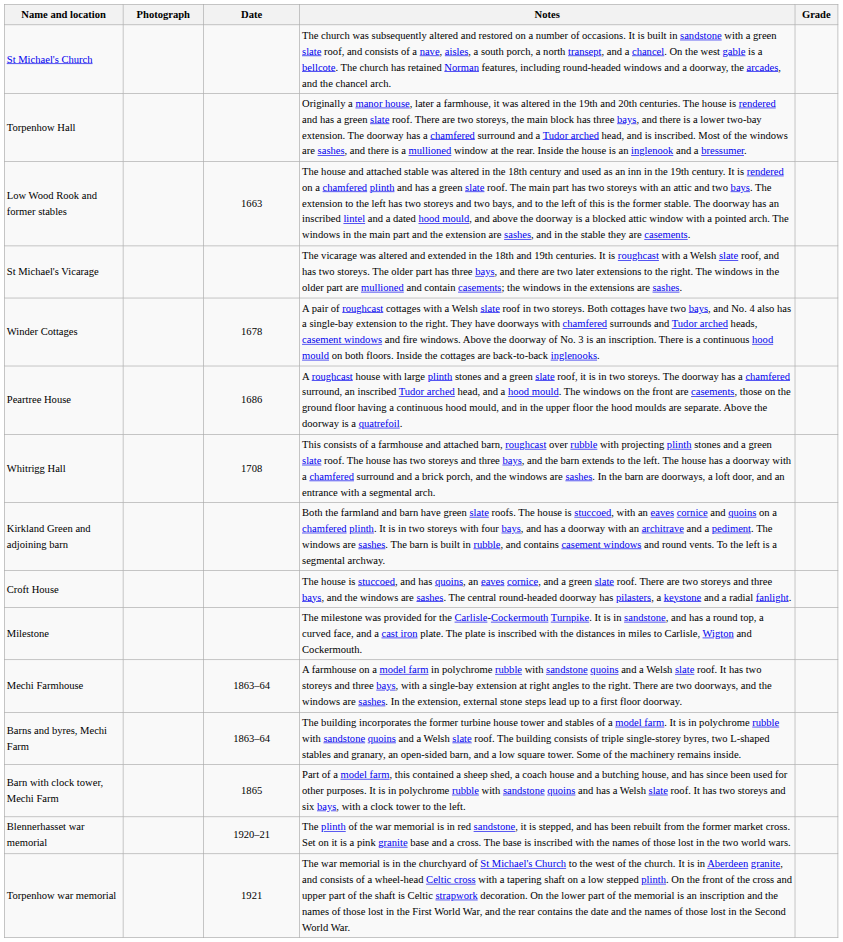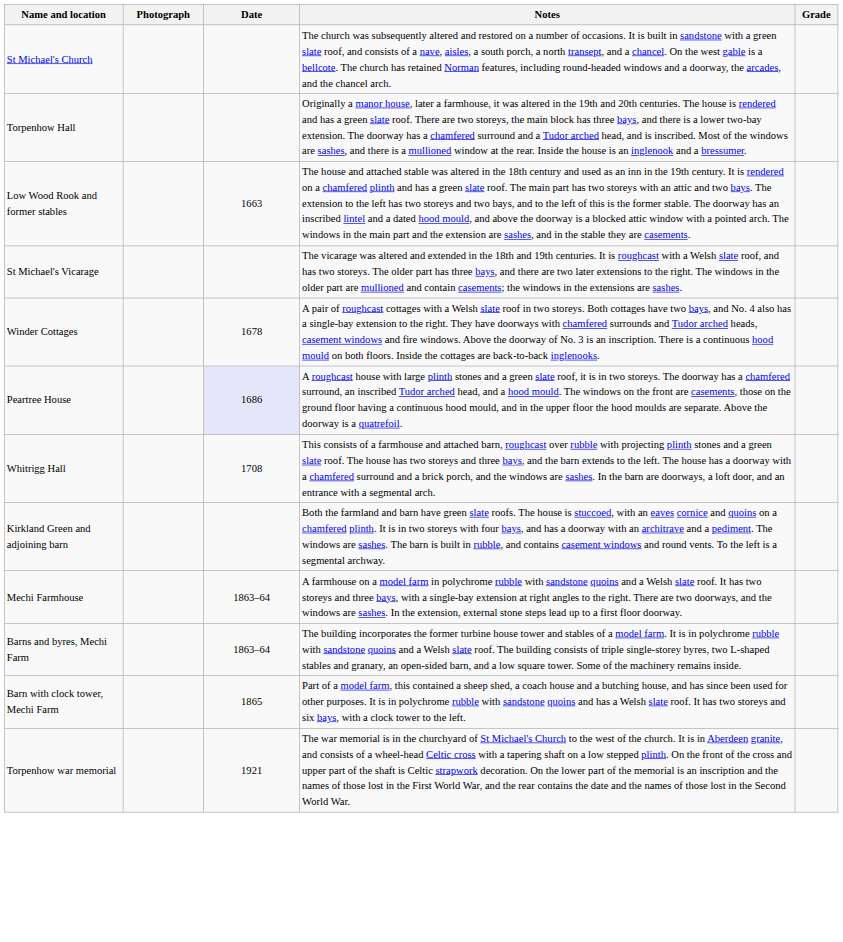(252, 400) no background -> (252, 400) lavender background
- row: (33, 589)
- row: (28, 633)
- row: (46, 835)
